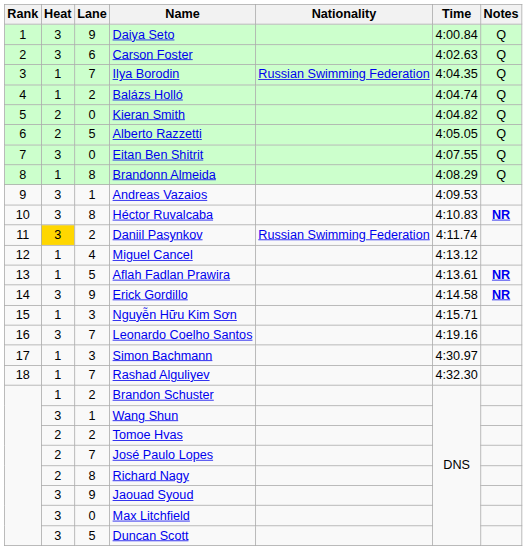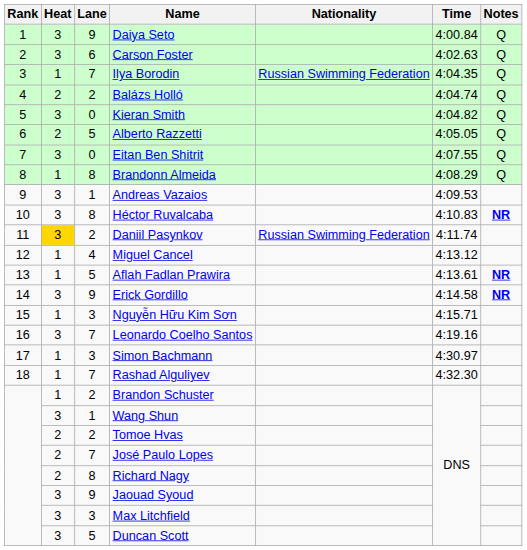(58, 94) 1 -> (58, 94) 2
(58, 114) 2 -> (58, 114) 3
(92, 515) 0 -> (92, 515) 3
